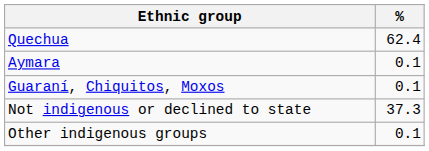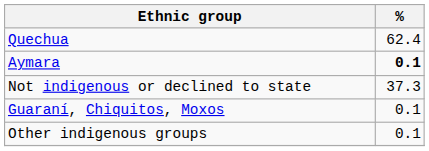(408, 63) normal -> (408, 63) bold
rows swapped: (116, 87) <-> (160, 110)
